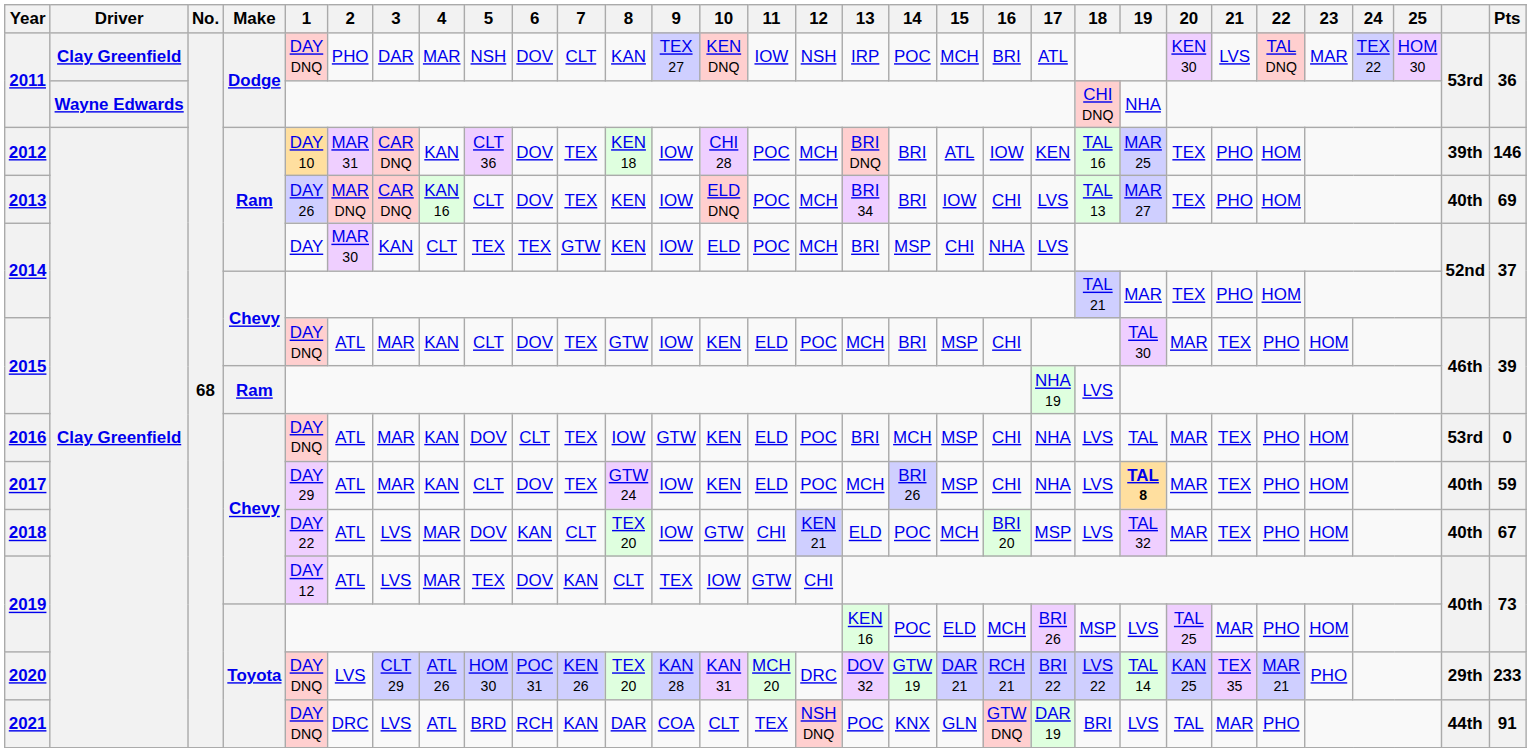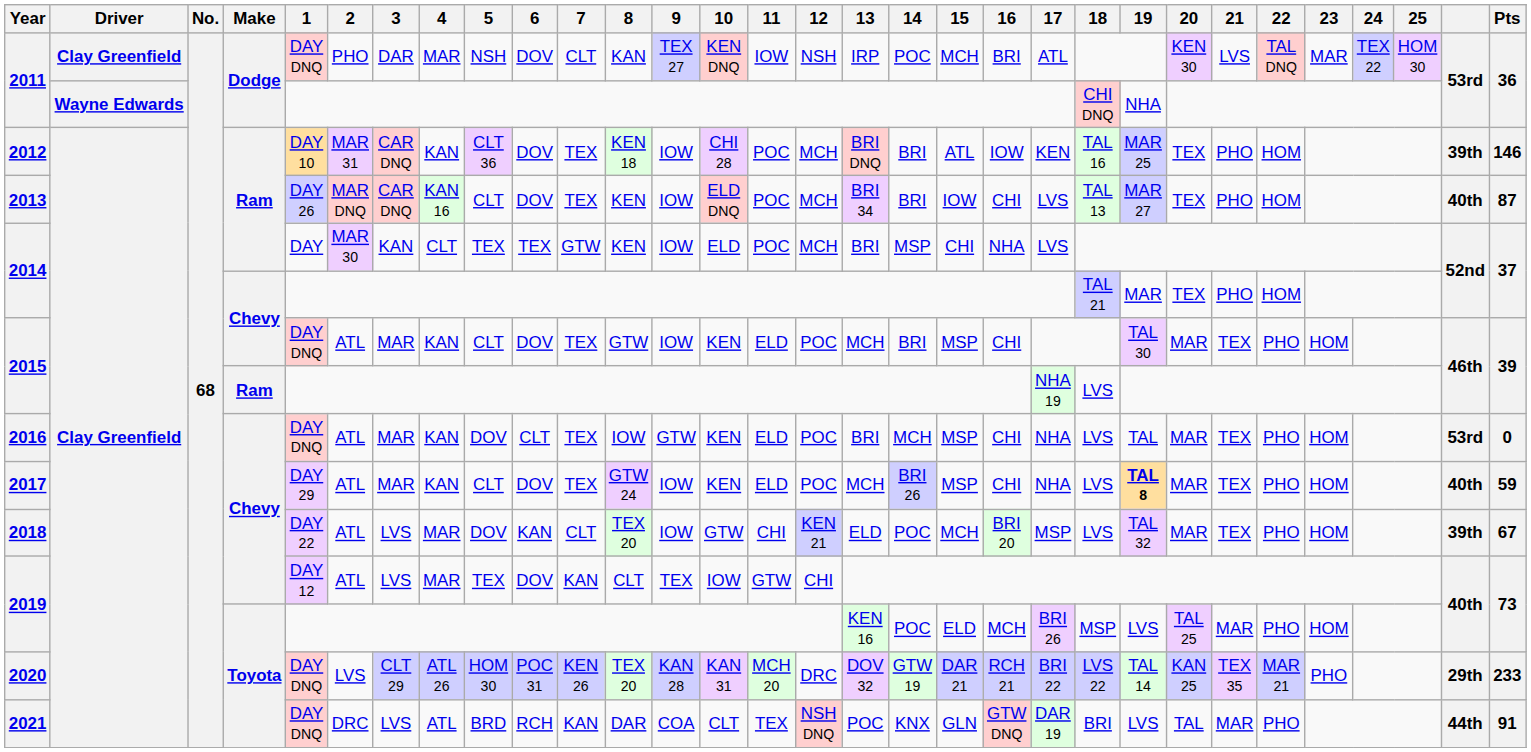(1507, 199) 69 -> (1507, 199) 87
(1465, 533) 40th -> (1465, 533) 39th
